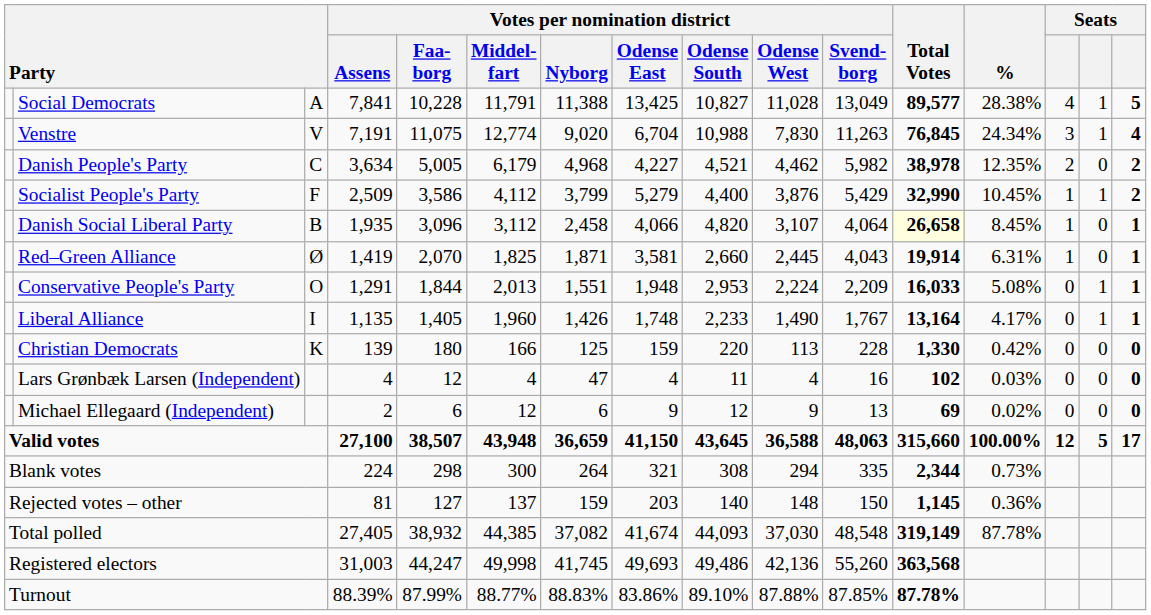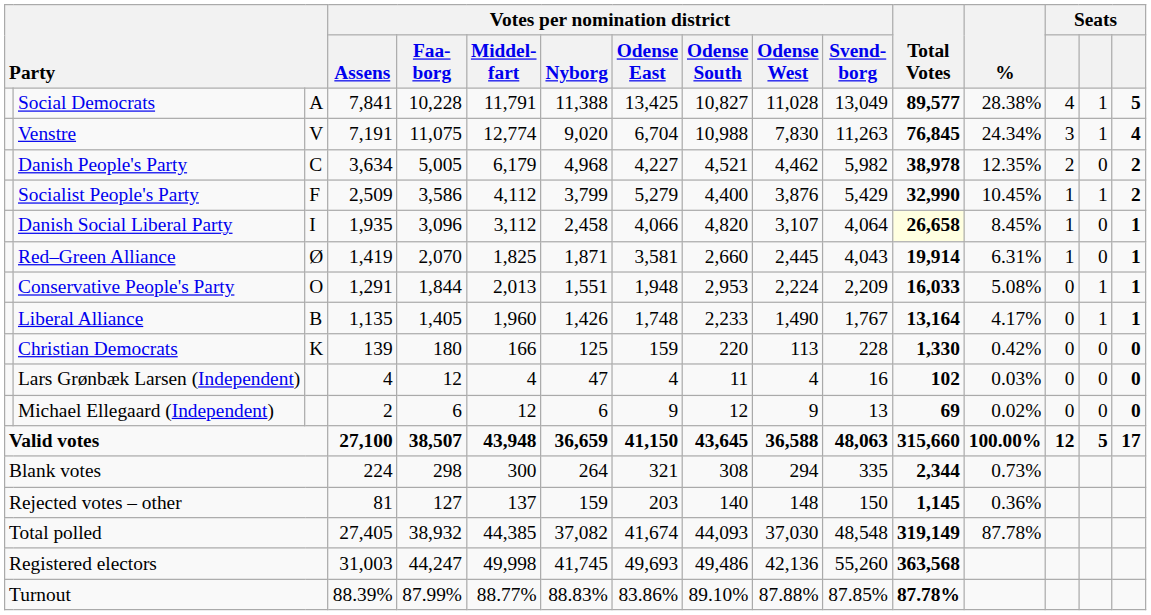(316, 225) B -> (312, 225) I
(312, 317) I -> (316, 317) B
